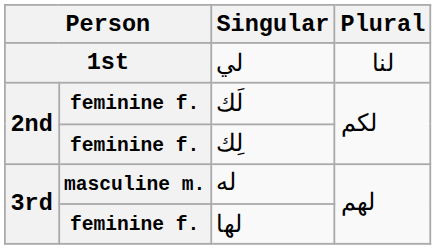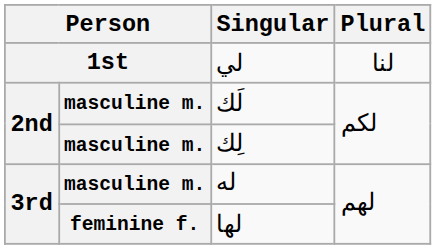(135, 104) feminine f. -> (135, 104) masculine m.
(135, 145) feminine f. -> (135, 145) masculine m.
